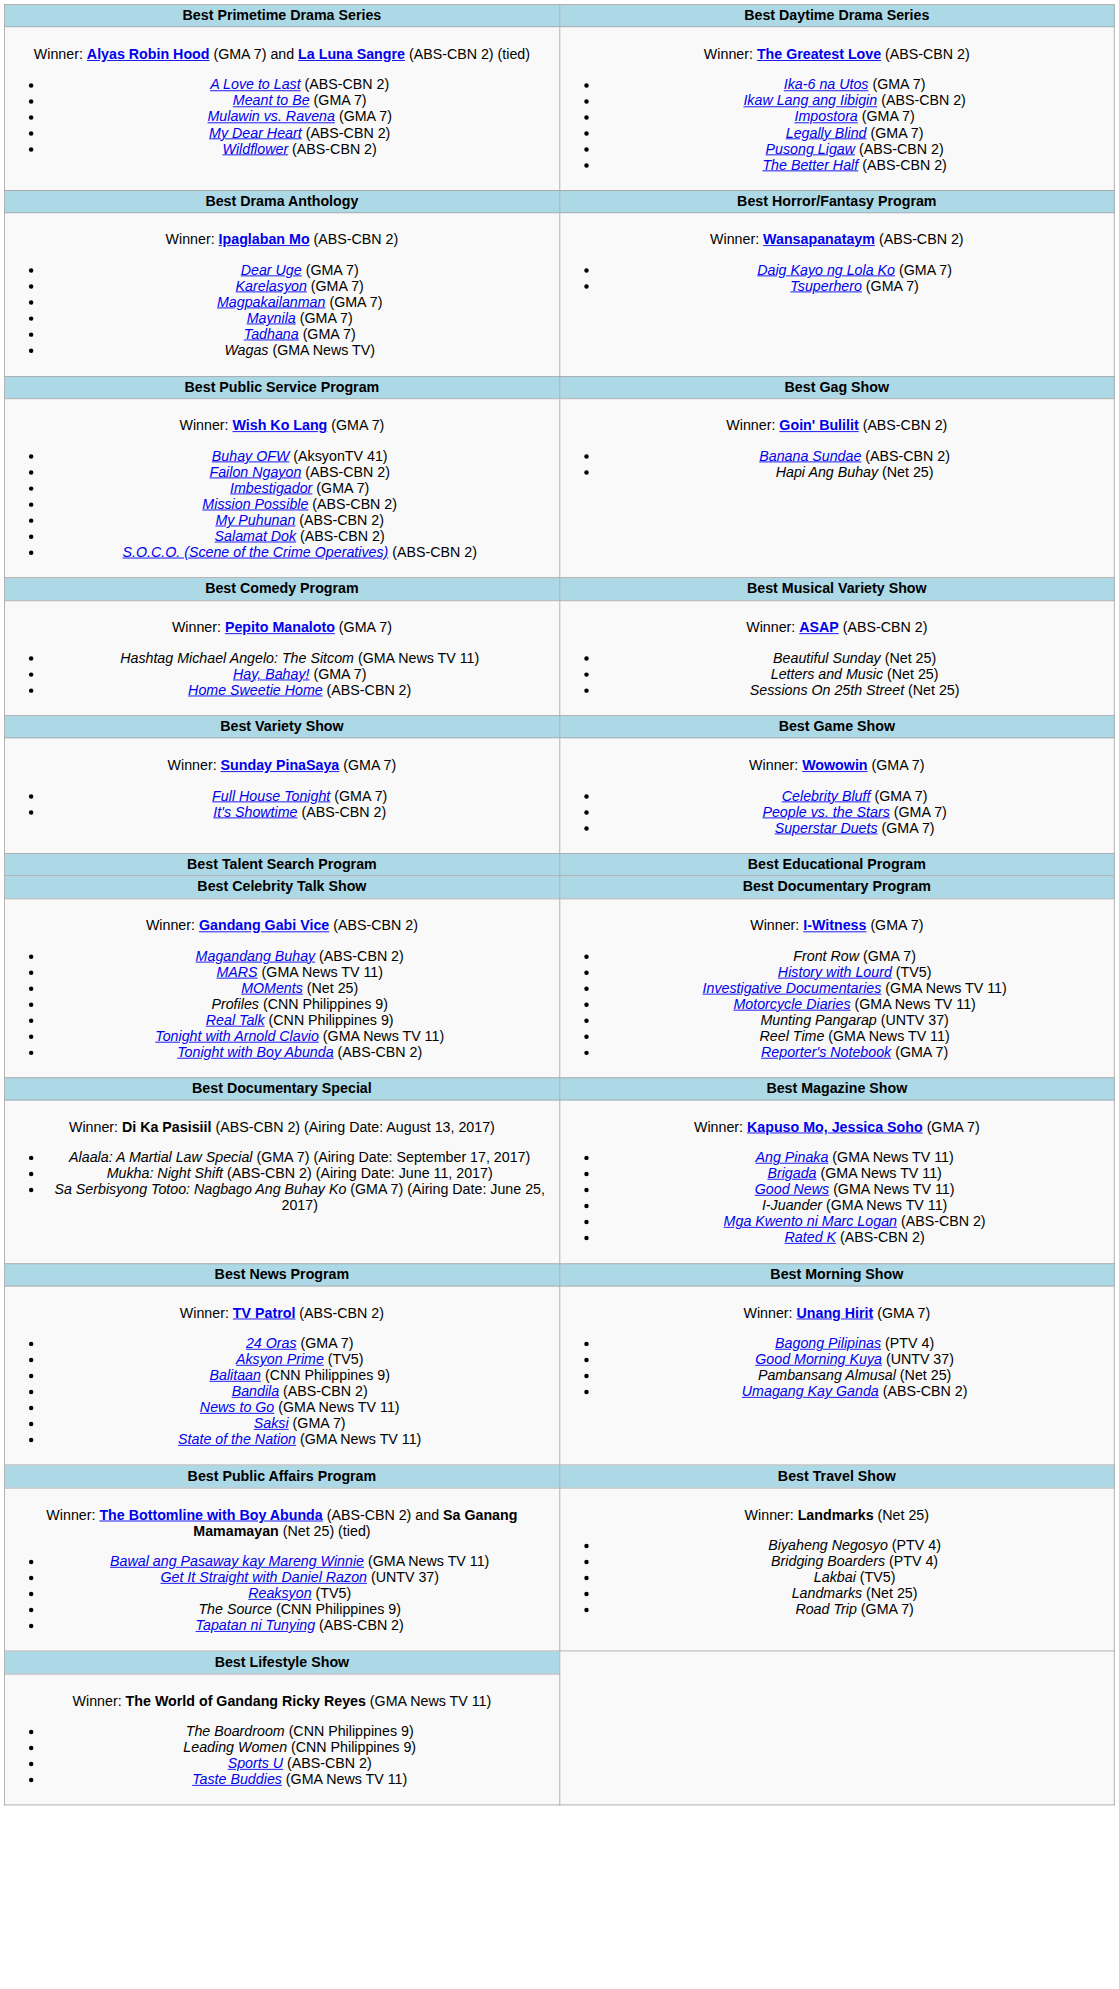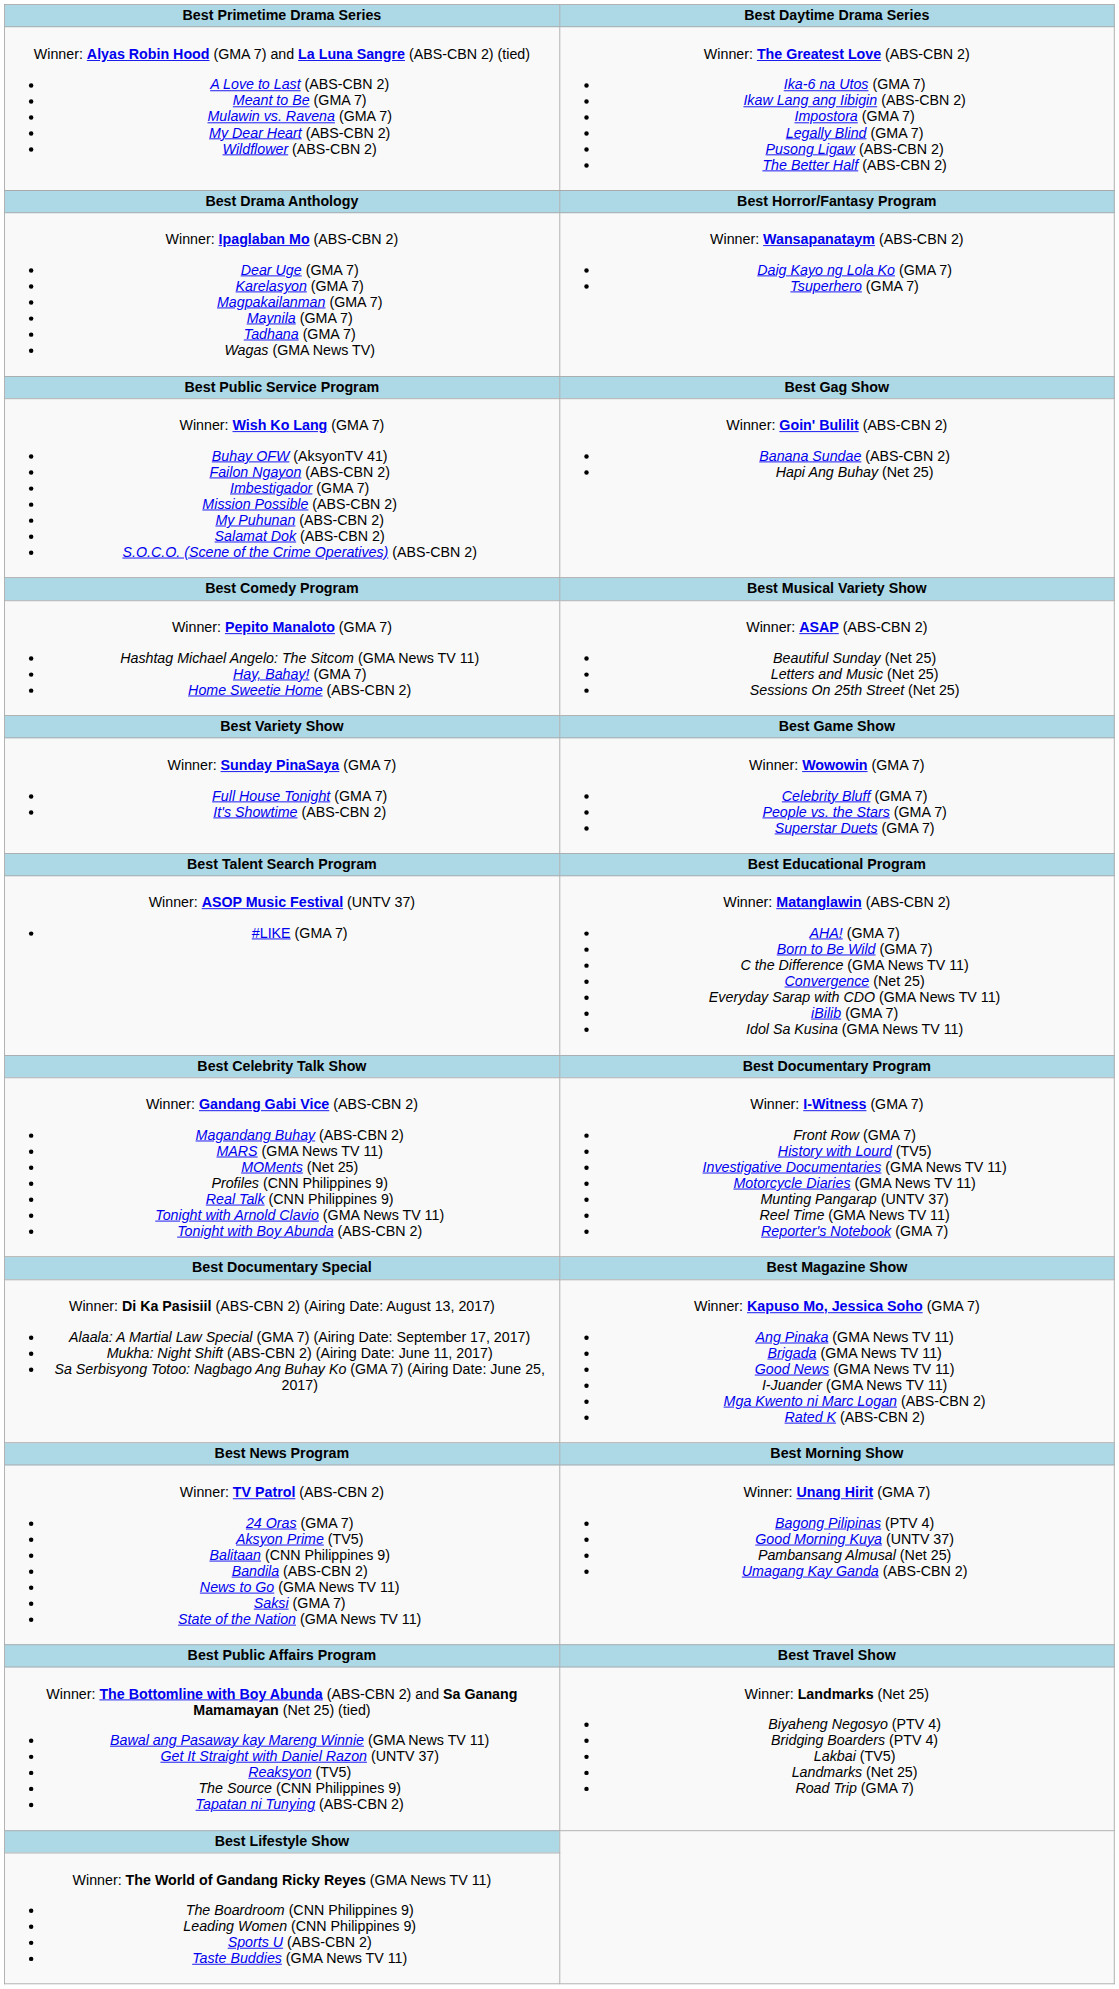+ row: (282, 918)
